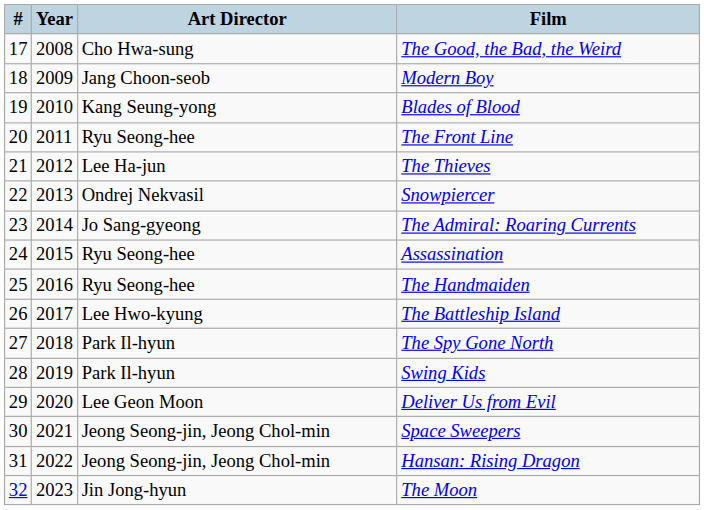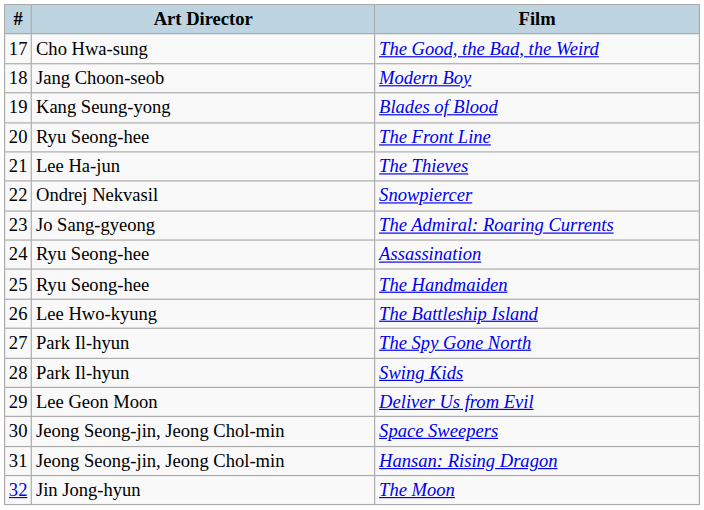- column: (55, 19)
